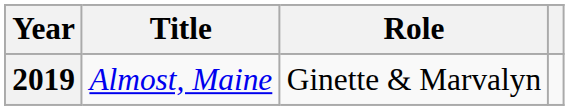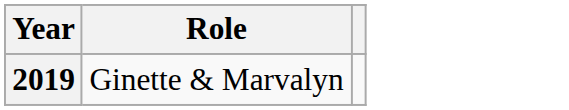- column: (181, 29)
